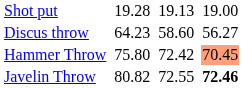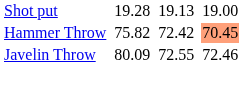- row: (46, 32)
(132, 54) 75.80 -> (132, 32) 75.82
(132, 76) 80.82 -> (132, 54) 80.09
(220, 76) bold -> (220, 54) normal
